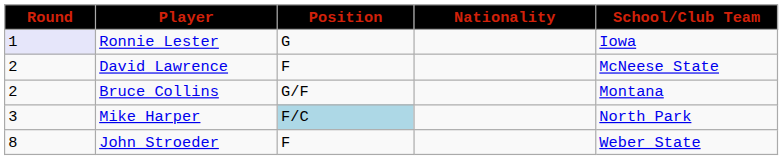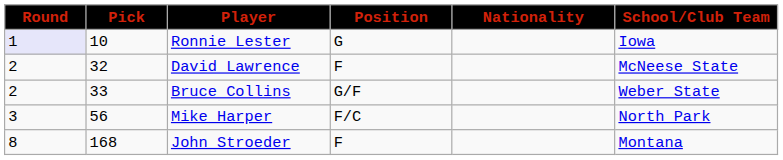+ column: (127, 17)
(632, 92) Montana -> (669, 92) Weber State
(295, 117) lightblue background -> (347, 117) no background
(650, 142) Weber State -> (651, 142) Montana
